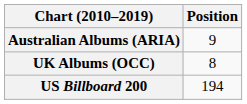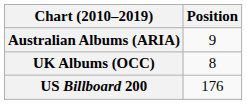(212, 87) 194 -> (212, 87) 176
